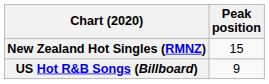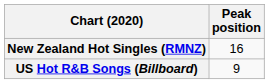(236, 48) 15 -> (236, 48) 16
